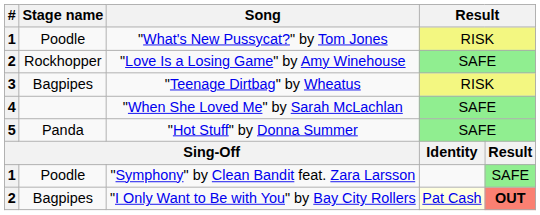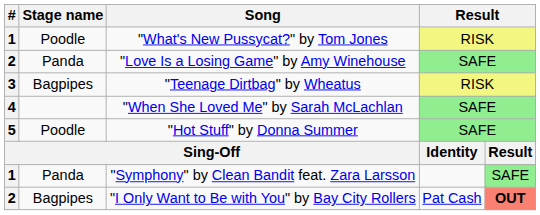(63, 61) Rockhopper -> (63, 61) Panda
(63, 130) Panda -> (63, 130) Poodle
(63, 175) Poodle -> (63, 175) Panda
(452, 198) lightyellow background -> (452, 198) no background
